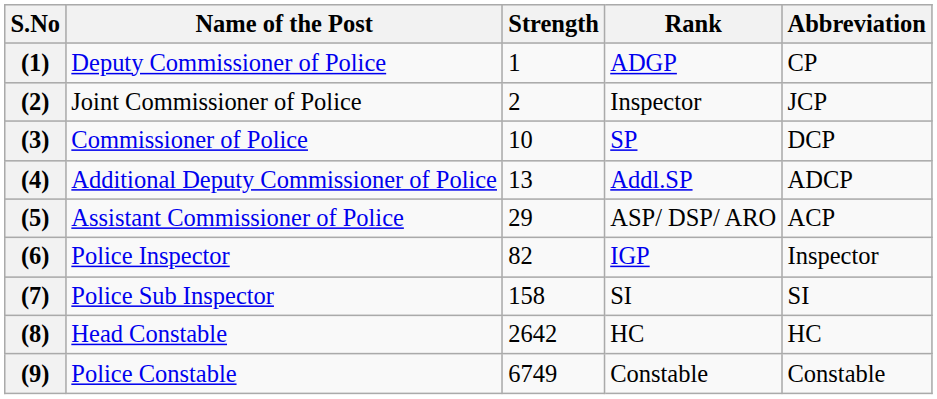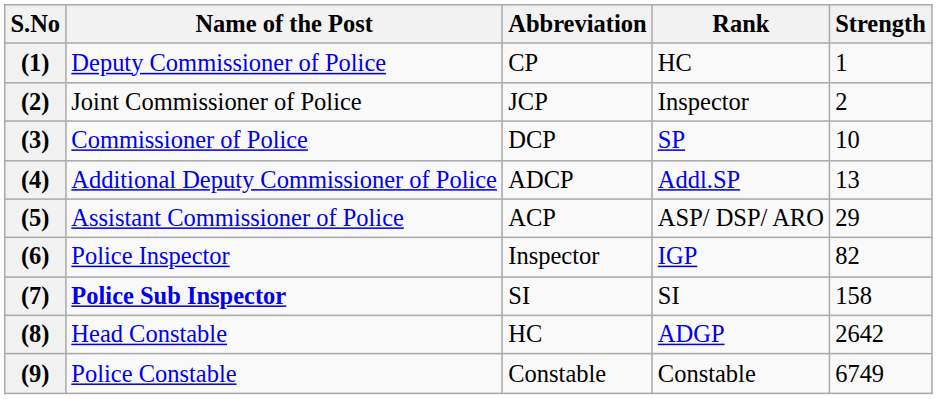columns swapped: (857, 23) <-> (554, 23)
(644, 62) ADGP -> (675, 62) HC
(173, 295) normal -> (179, 295) bold
(627, 334) HC -> (691, 334) ADGP
